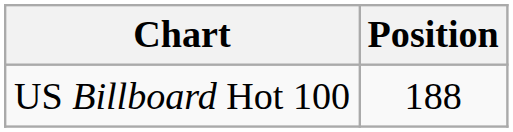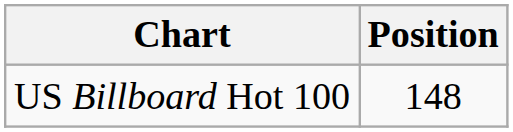(433, 95) 188 -> (433, 95) 148
